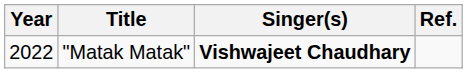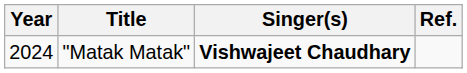(31, 51) 2022 -> (31, 51) 2024
